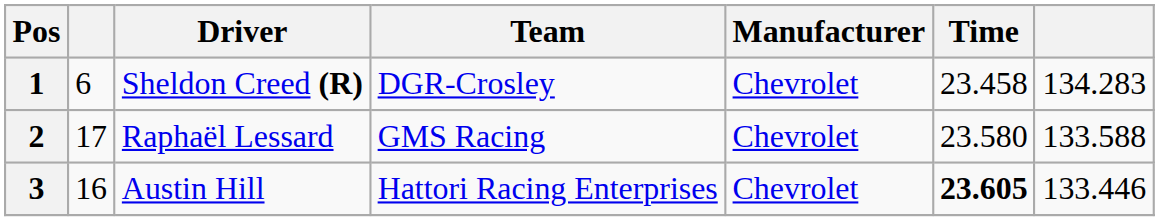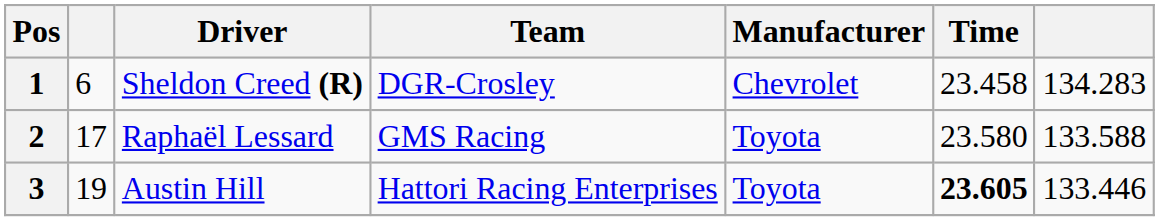(795, 136) Chevrolet -> (777, 136) Toyota
(91, 188) 16 -> (91, 188) 19
(795, 188) Chevrolet -> (777, 188) Toyota
